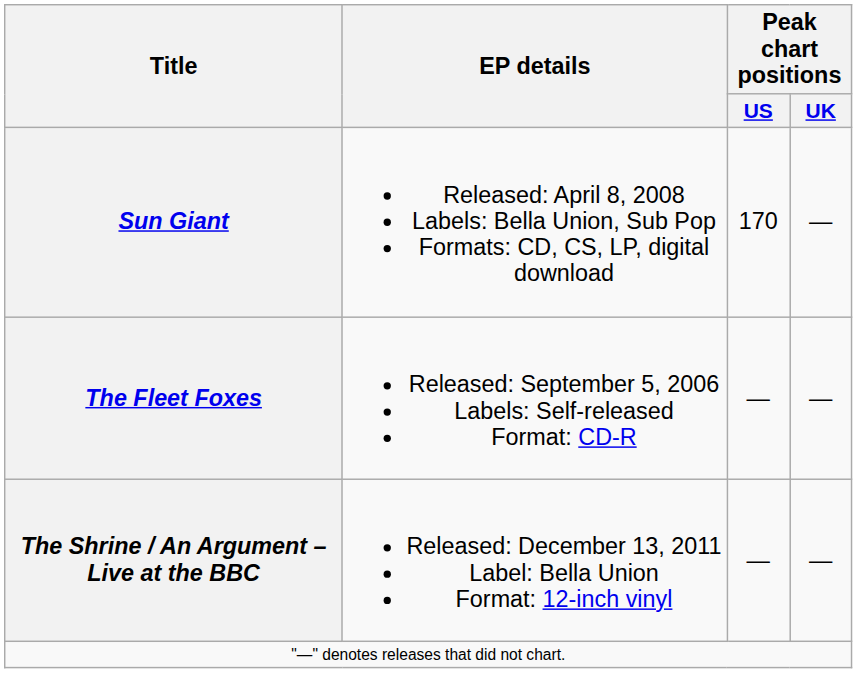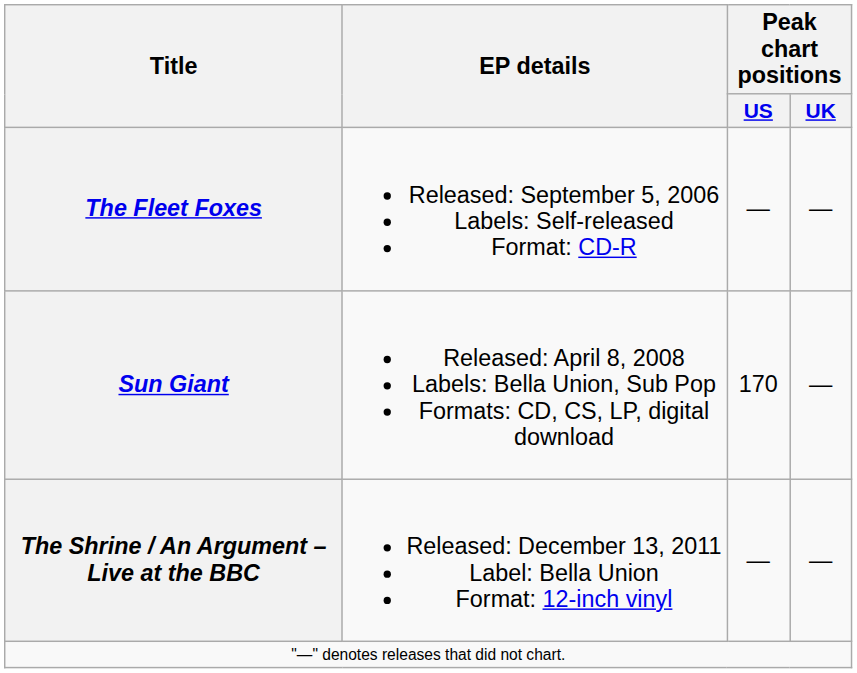rows swapped: (174, 397) <-> (174, 221)
